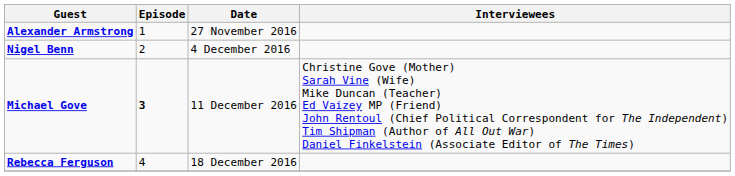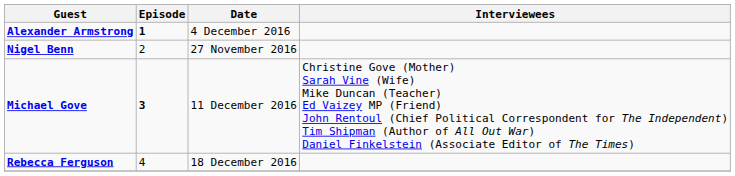(142, 31) normal -> (142, 31) bold
(244, 31) 27 November 2016 -> (240, 31) 4 December 2016
(240, 49) 4 December 2016 -> (244, 49) 27 November 2016
